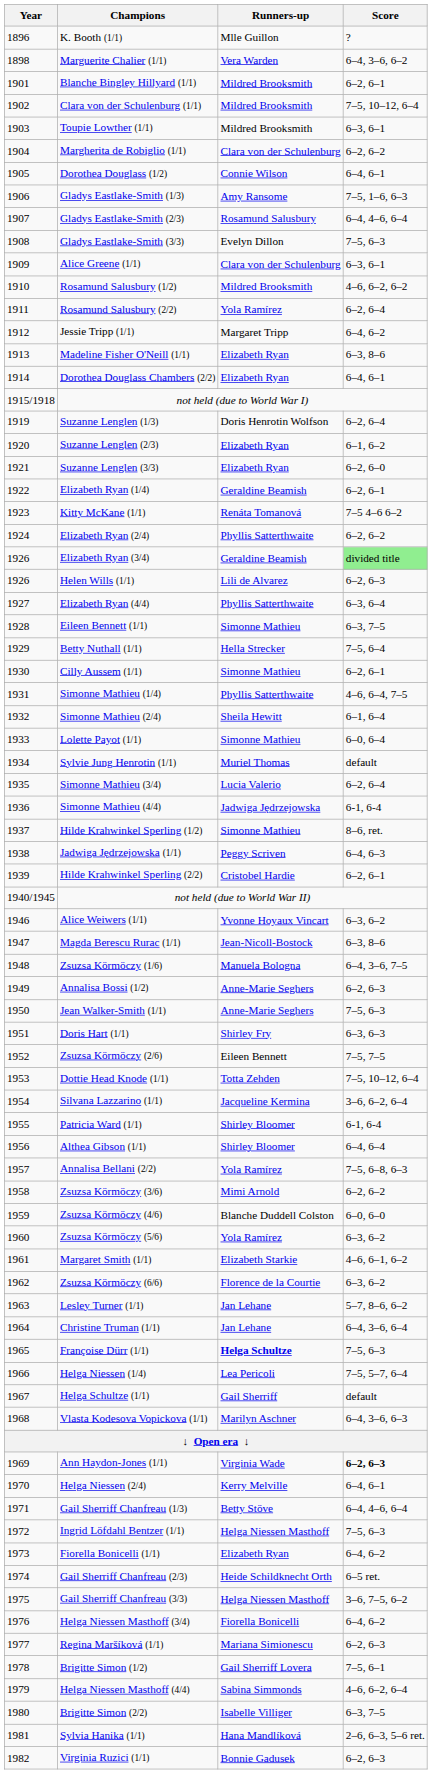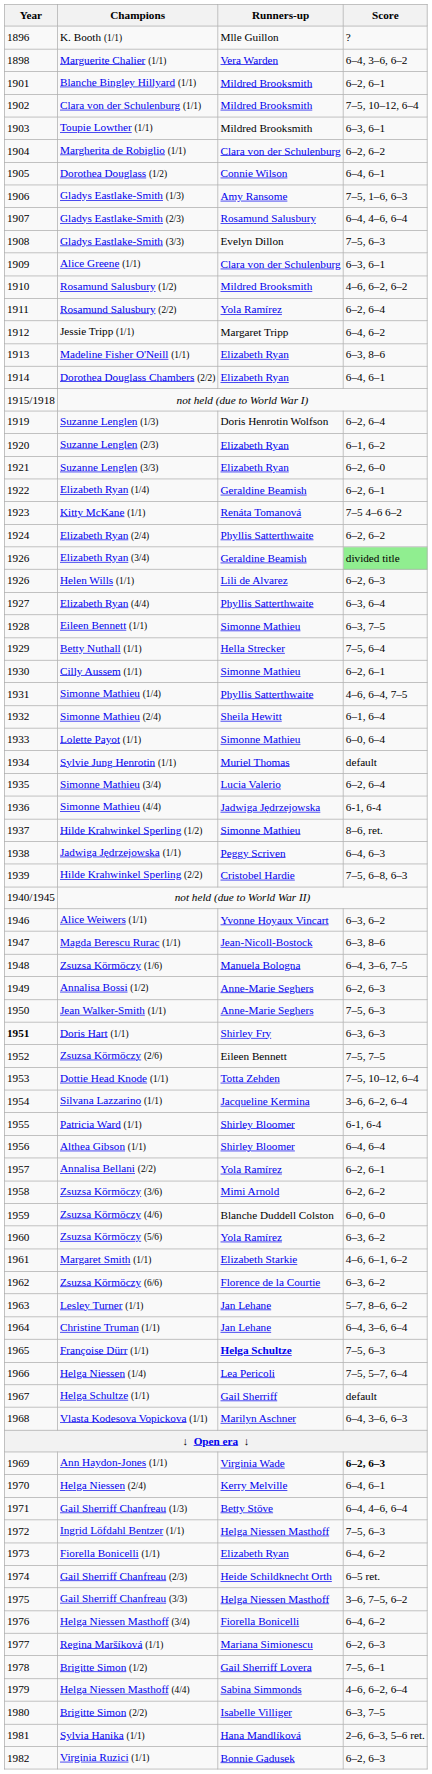(365, 875) 6–2, 6–1 -> (377, 875) 7–5, 6–8, 6–3
(18, 1033) normal -> (18, 1033) bold
(377, 1169) 7–5, 6–8, 6–3 -> (365, 1169) 6–2, 6–1
